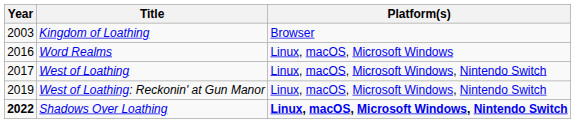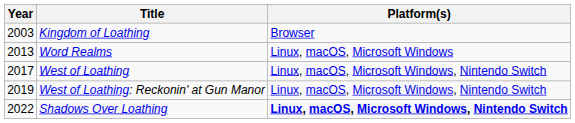(20, 52) 2016 -> (20, 52) 2013
(20, 109) bold -> (20, 109) normal
